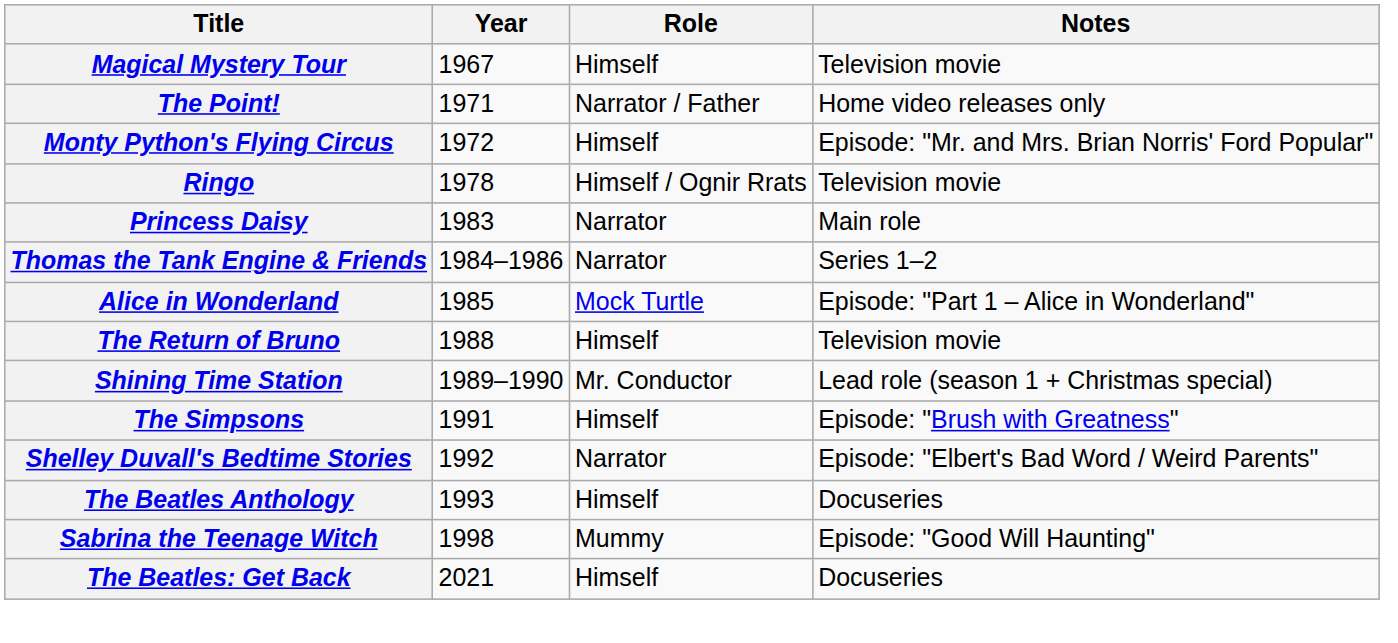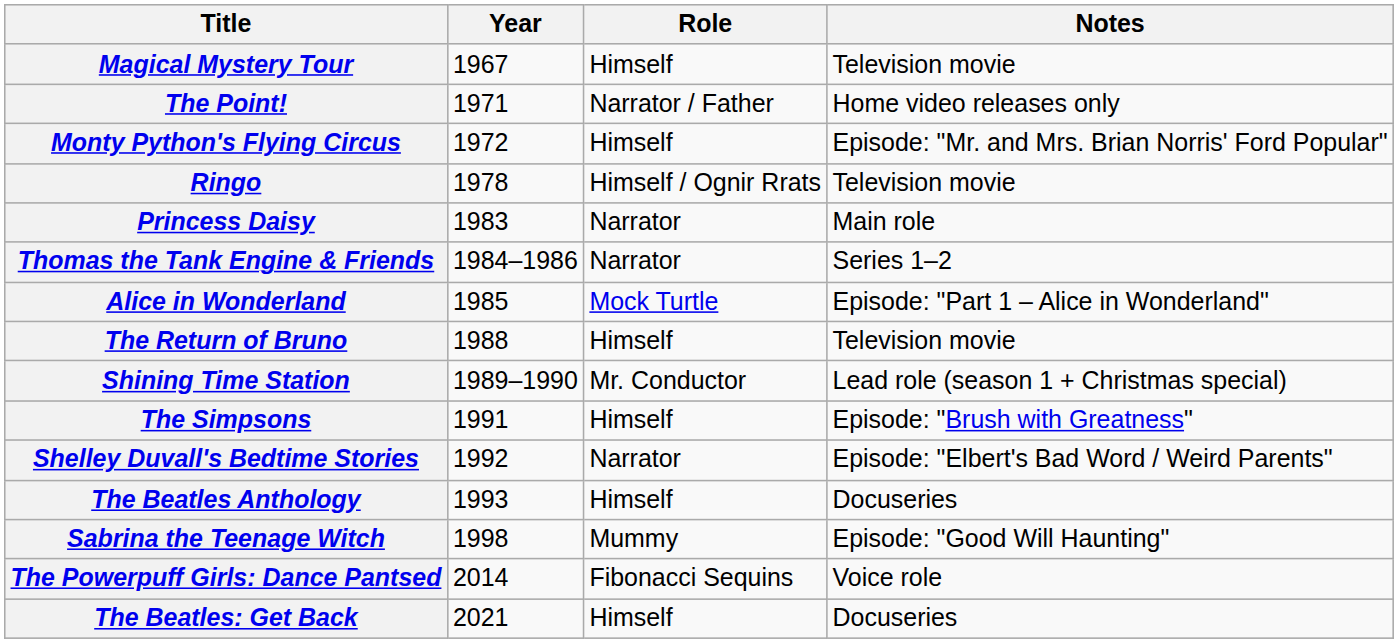+ row: (226, 578)
